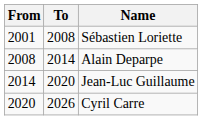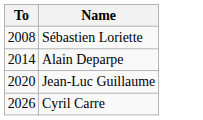- column: (24, 15)
